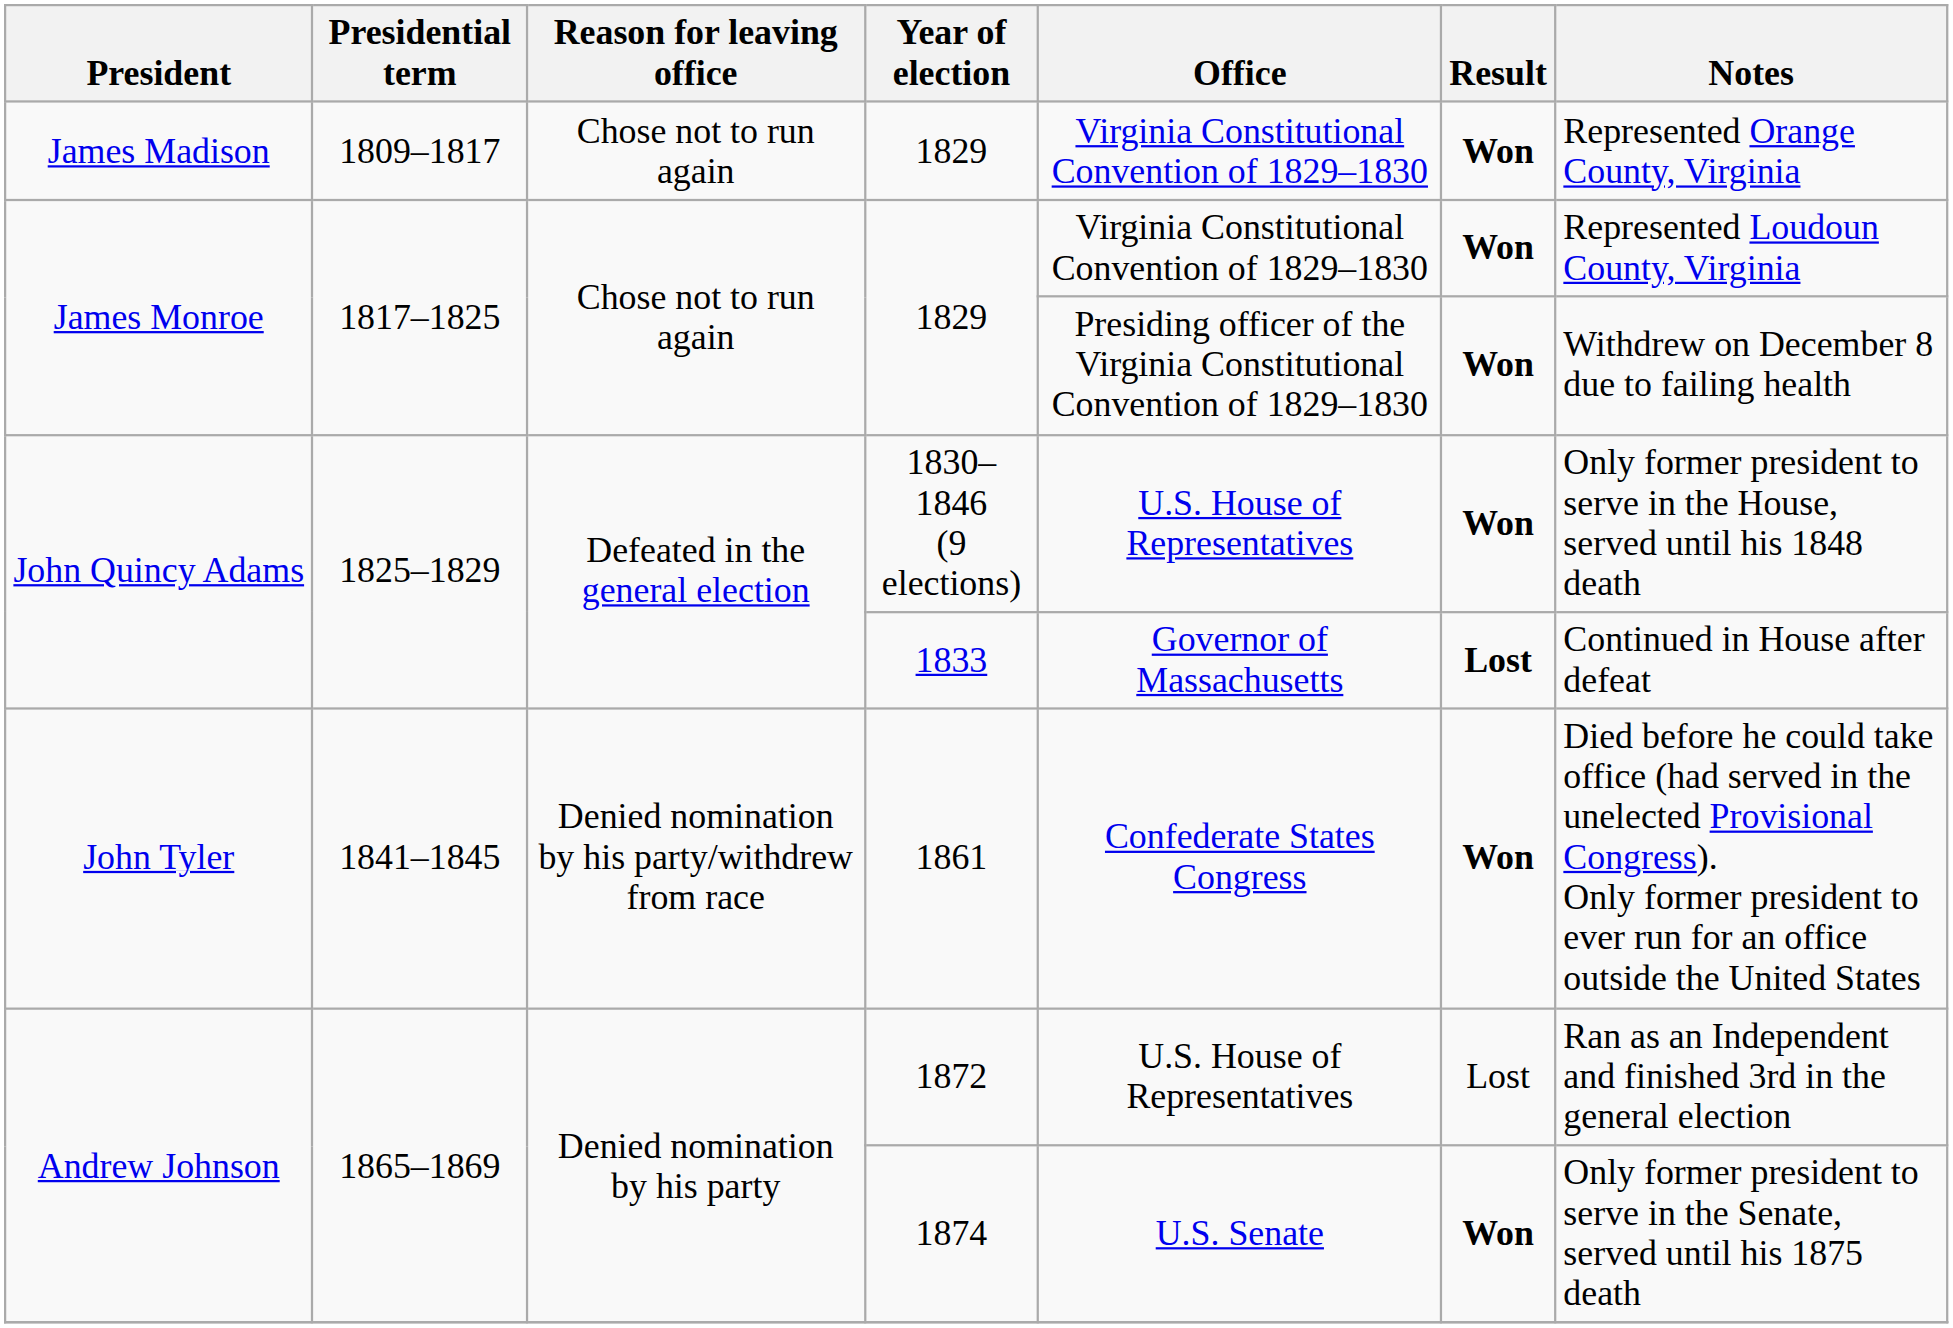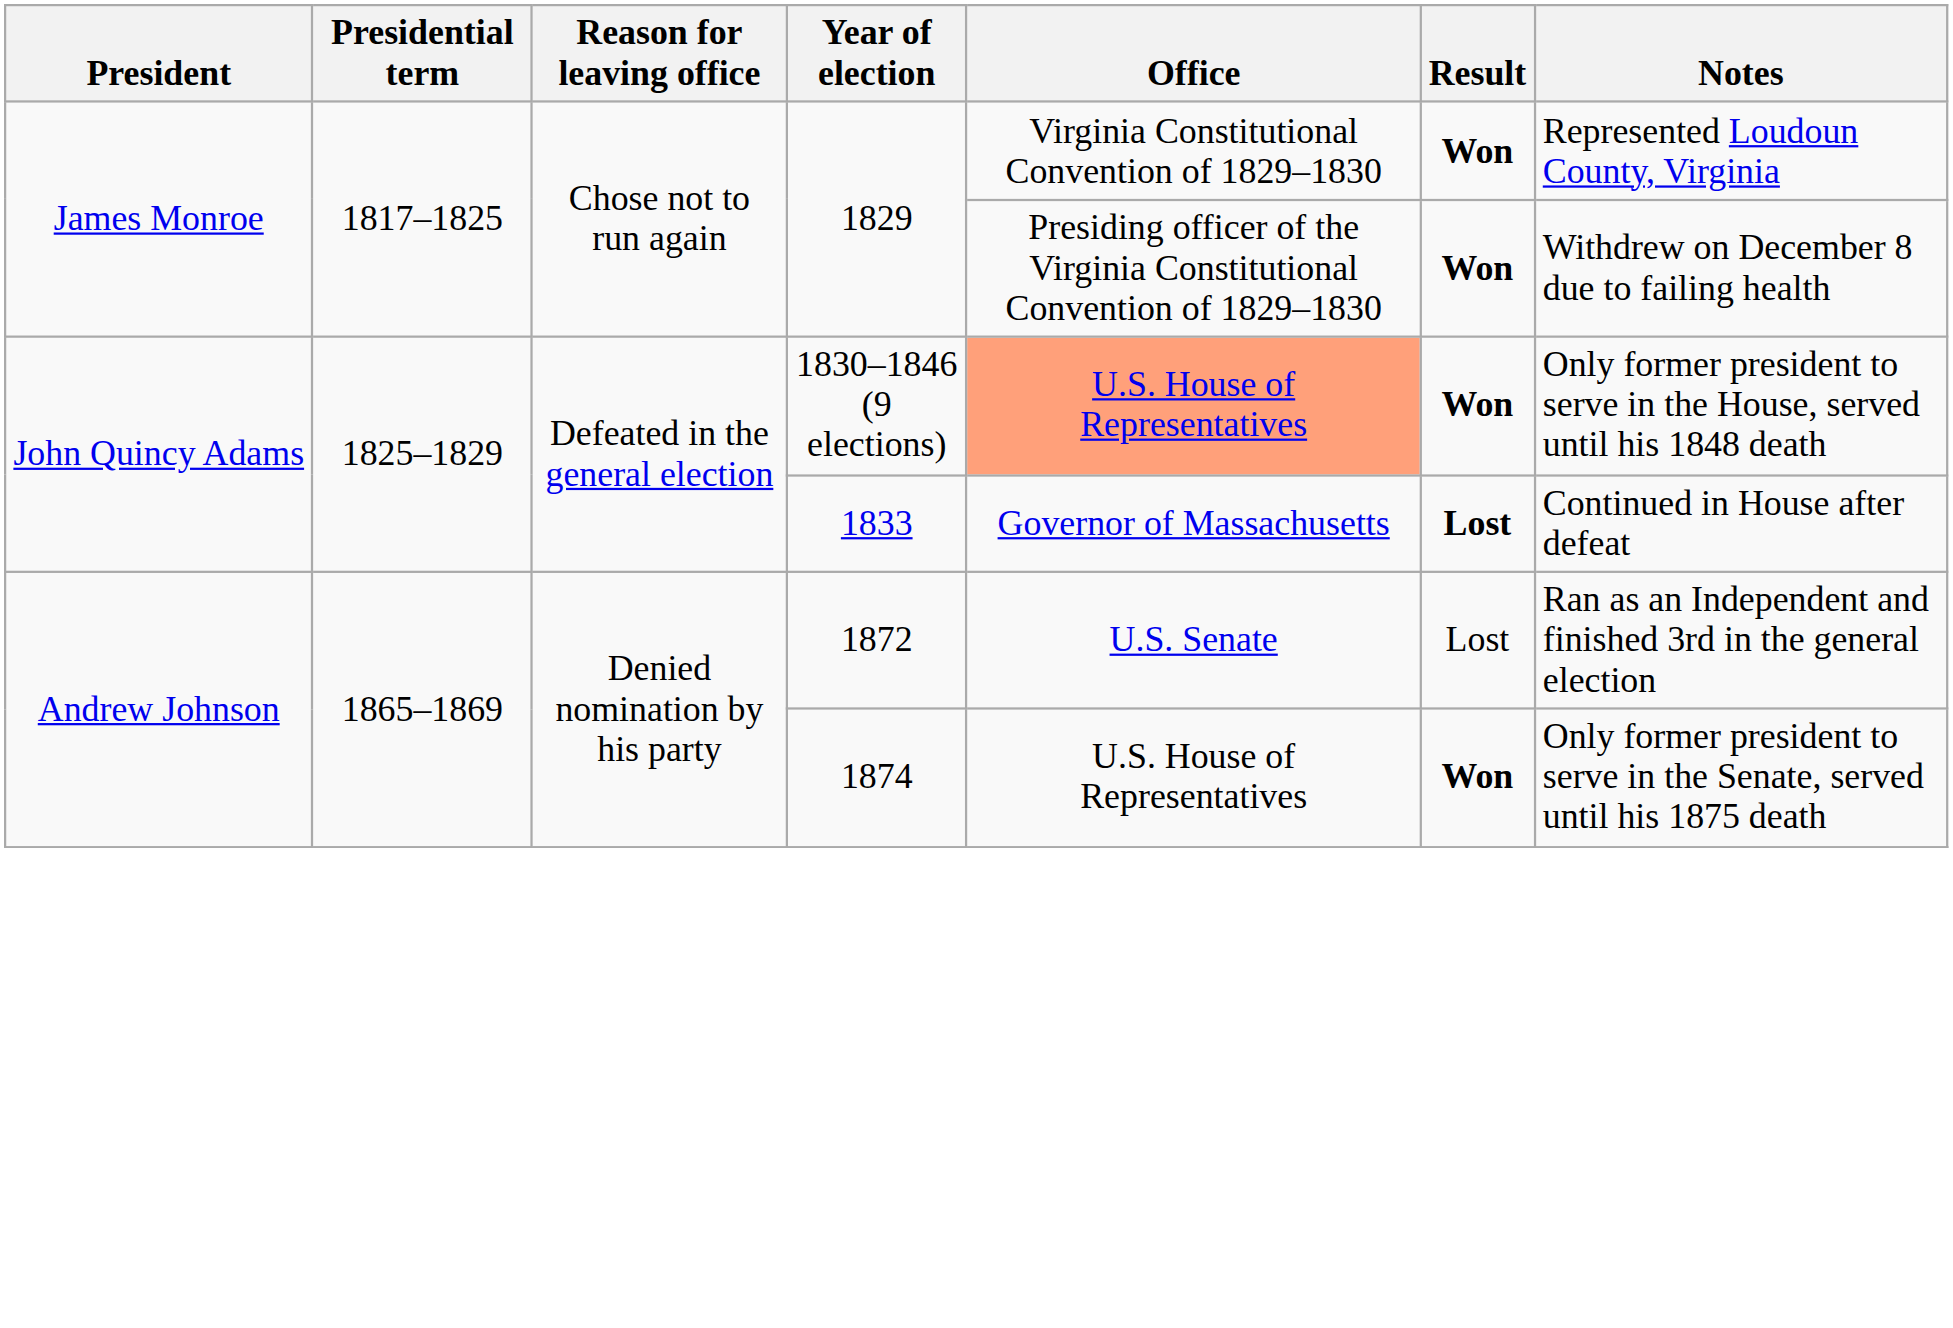- row: (159, 150)
(1240, 522) no background -> (1194, 405) lightsalmon background
- row: (159, 857)
(1240, 1075) U.S. House of Representatives -> (1194, 639) U.S. Senate
(1240, 1233) U.S. Senate -> (1194, 777) U.S. House of Representatives
